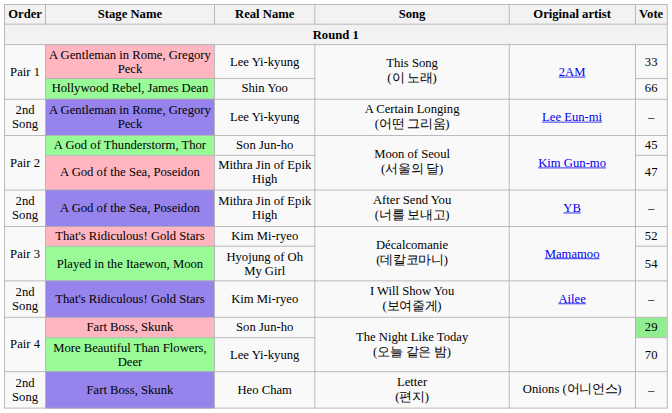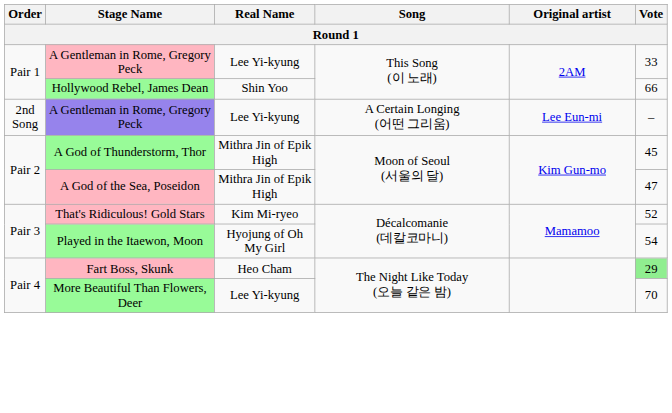(265, 145) Son Jun-ho -> (265, 152) Mithra Jin of Epik High
- row: (130, 208)
- row: (130, 299)
(265, 327) Son Jun-ho -> (265, 268) Heo Cham
- row: (130, 390)
